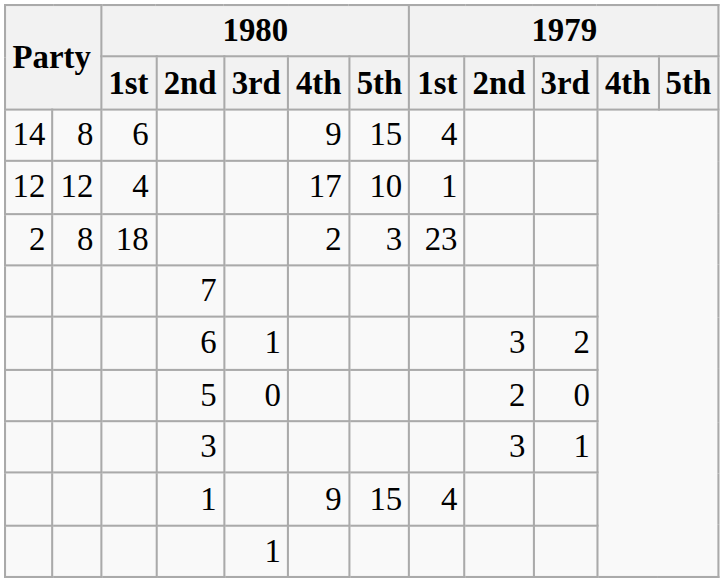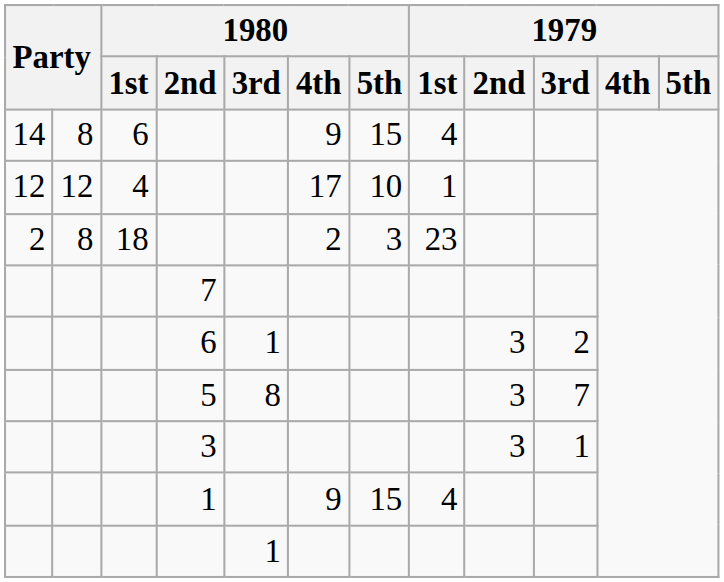(273, 394) 0 -> (273, 394) 8
(517, 394) 2 -> (517, 394) 3
(582, 394) 0 -> (582, 394) 7
